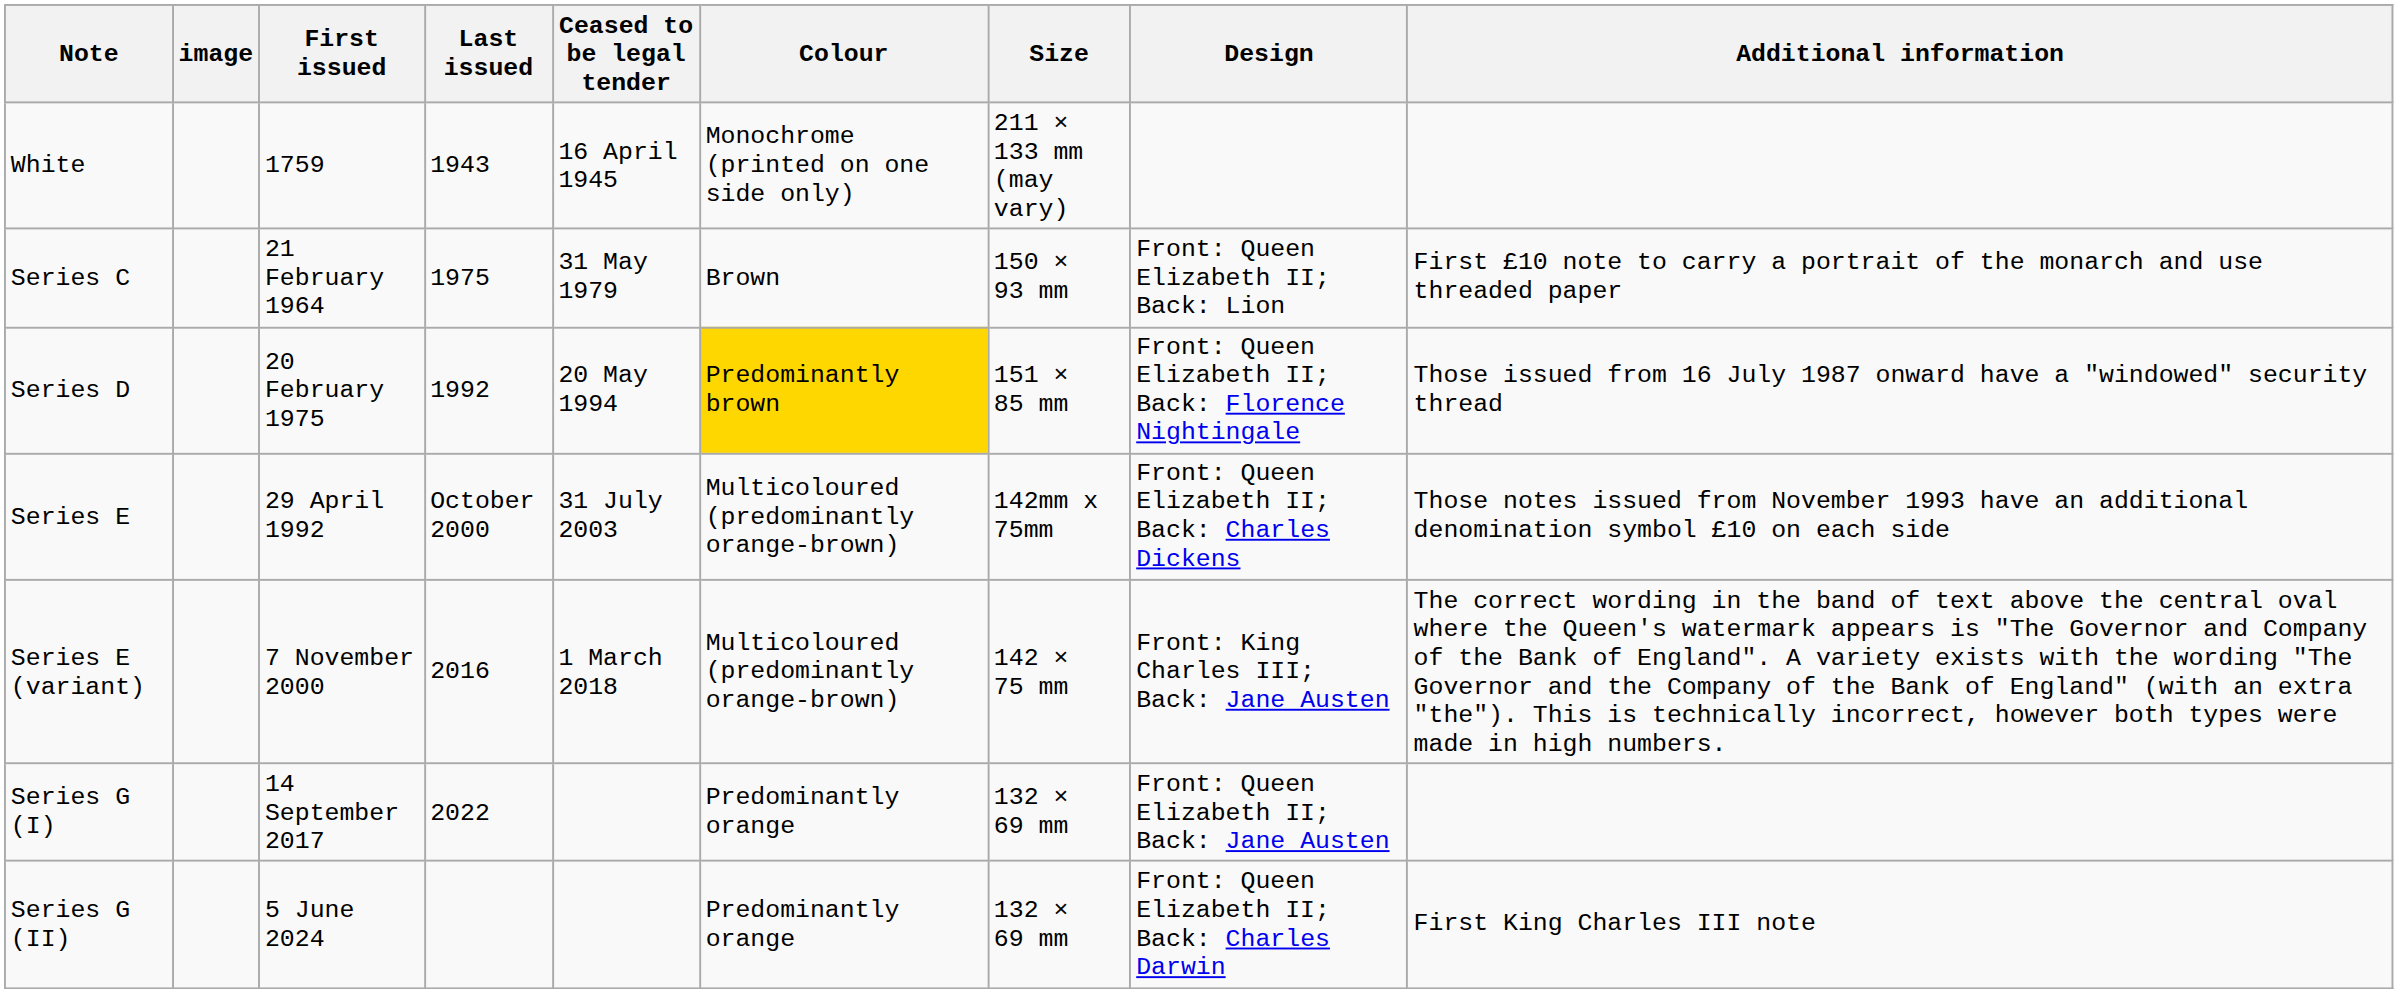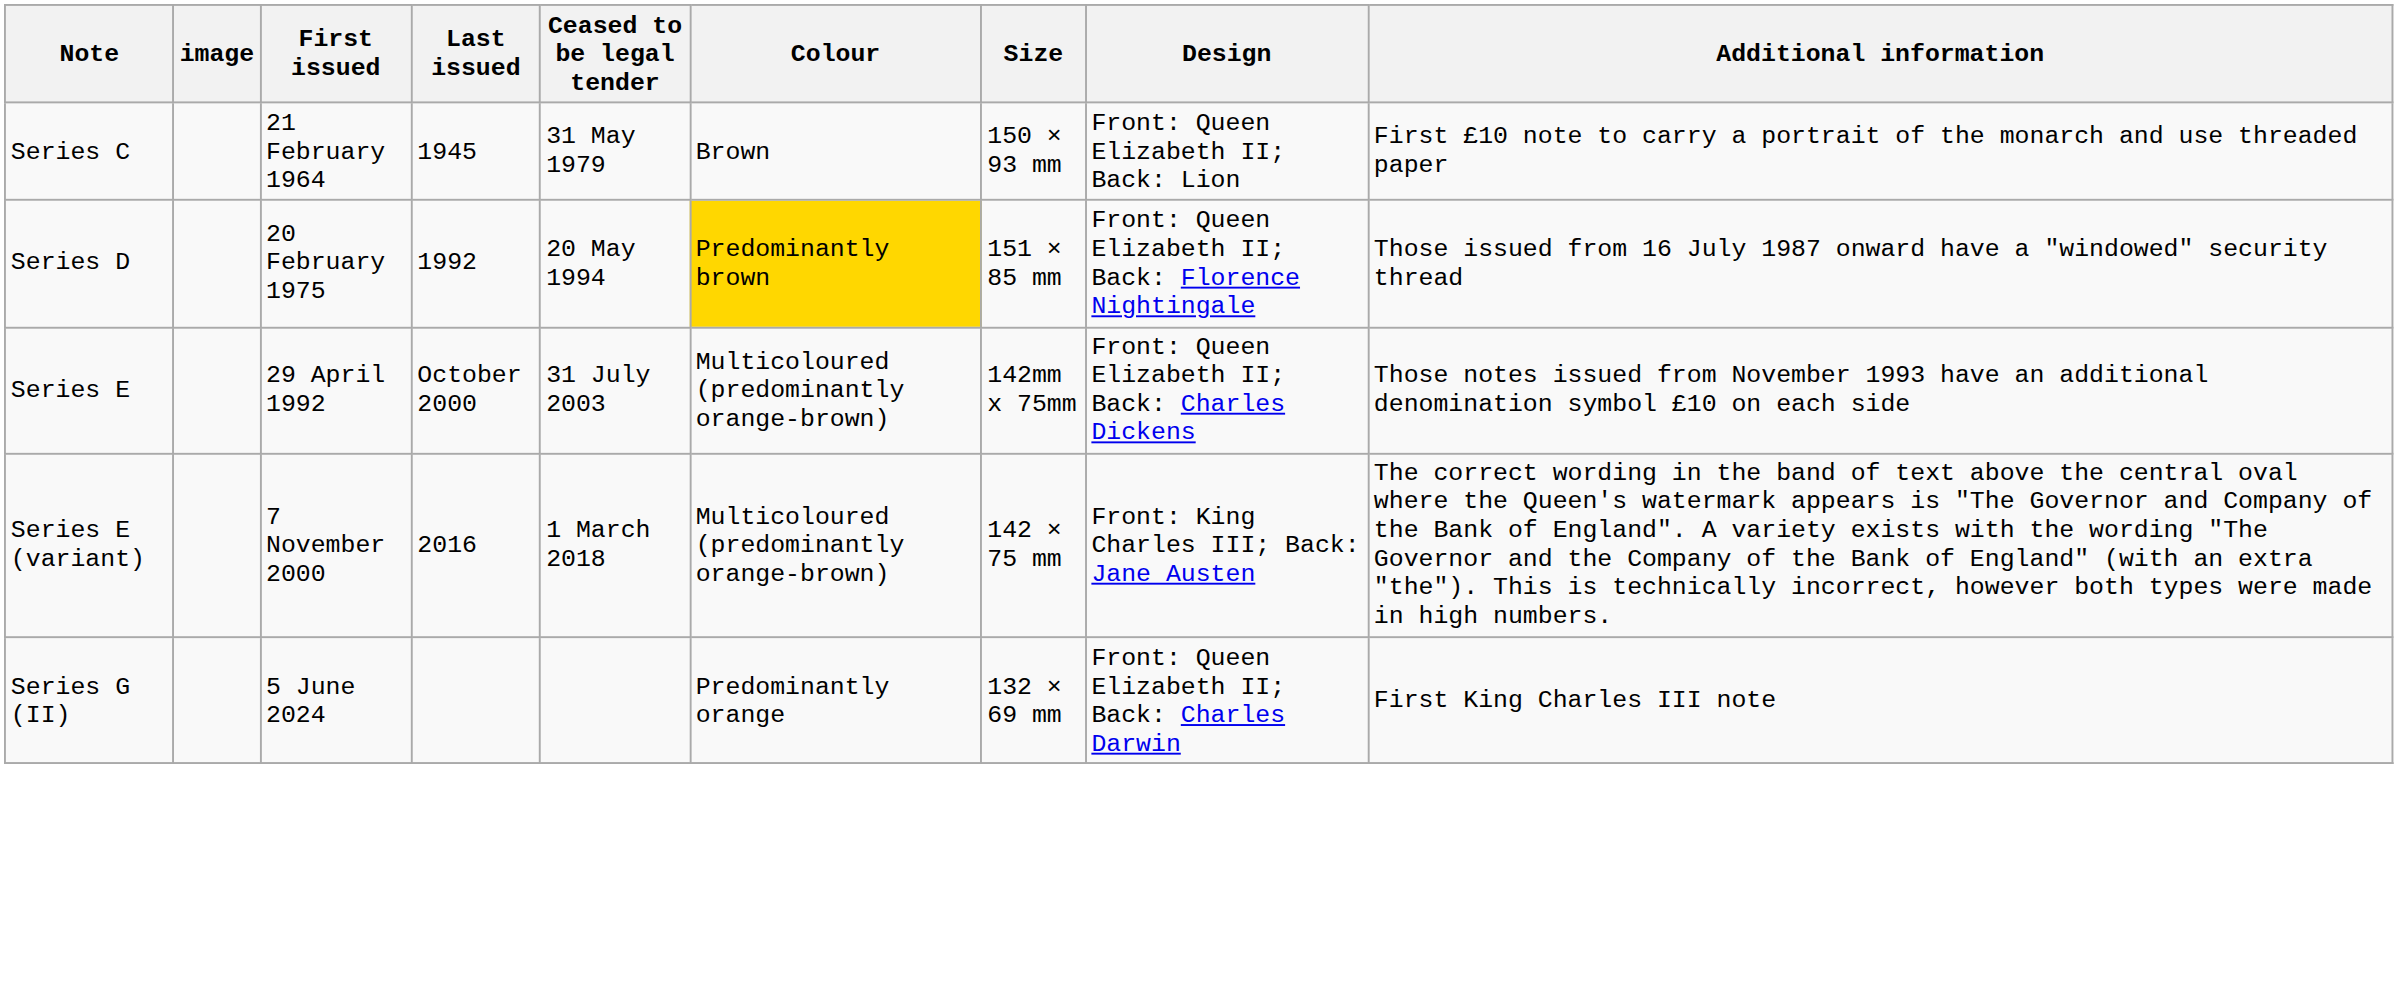- row: (48, 166)
(460, 278) 1975 -> (447, 152) 1945
- row: (70, 812)
